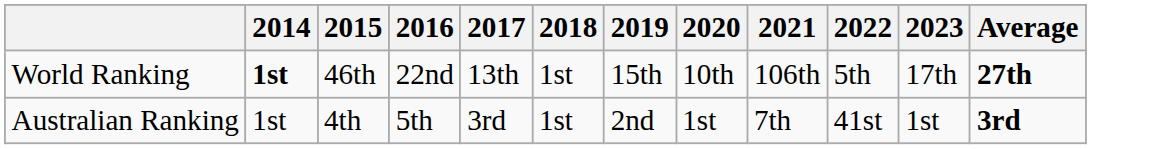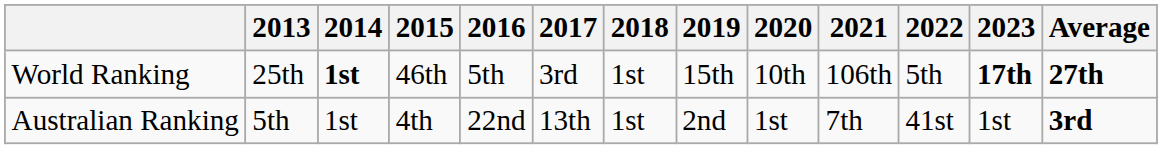+ column: (281, 27)
(425, 73) 22nd -> (486, 73) 5th
(493, 73) 13th -> (558, 73) 3rd
(931, 73) normal -> (1005, 73) bold
(414, 119) 5th -> (496, 119) 22nd
(487, 119) 3rd -> (565, 119) 13th
